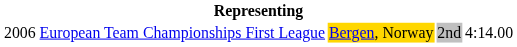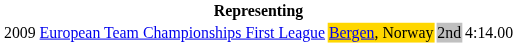(20, 32) 2006 -> (20, 32) 2009
